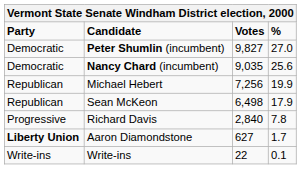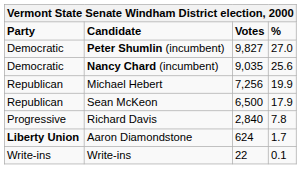(249, 102) 6,498 -> (249, 102) 6,500
(244, 137) 627 -> (244, 137) 624
